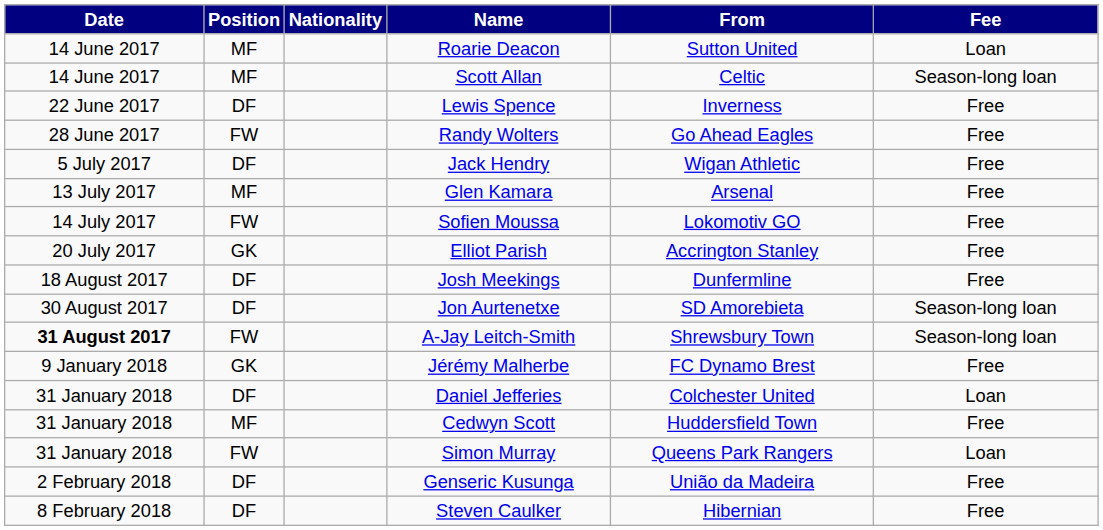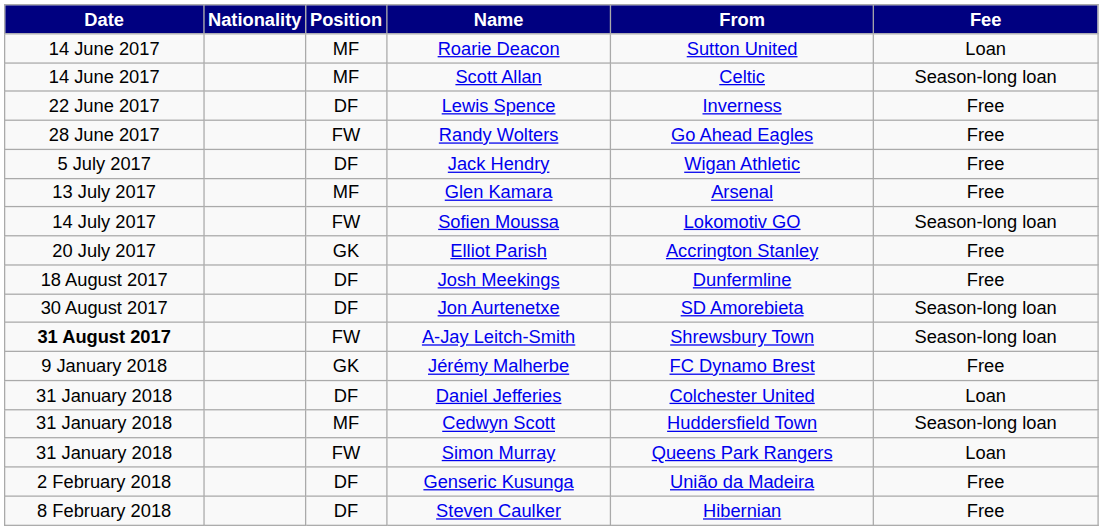columns swapped: (244, 19) <-> (335, 19)
(986, 222) Free -> (986, 222) Season-long loan
(986, 424) Free -> (986, 424) Season-long loan
